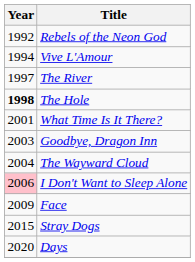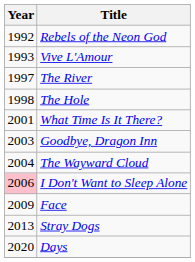(21, 57) 1994 -> (21, 57) 1993
(21, 99) bold -> (21, 99) normal
(21, 225) 2015 -> (21, 225) 2013
